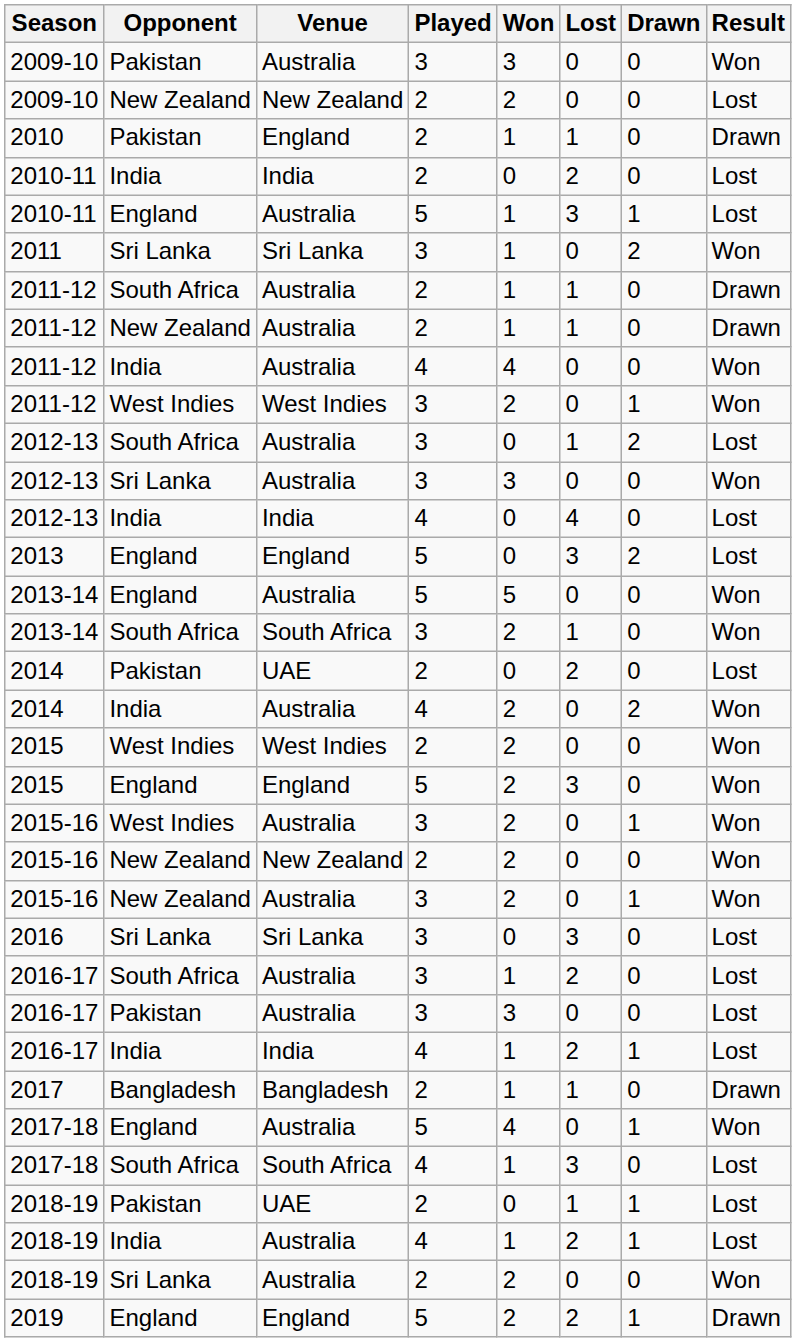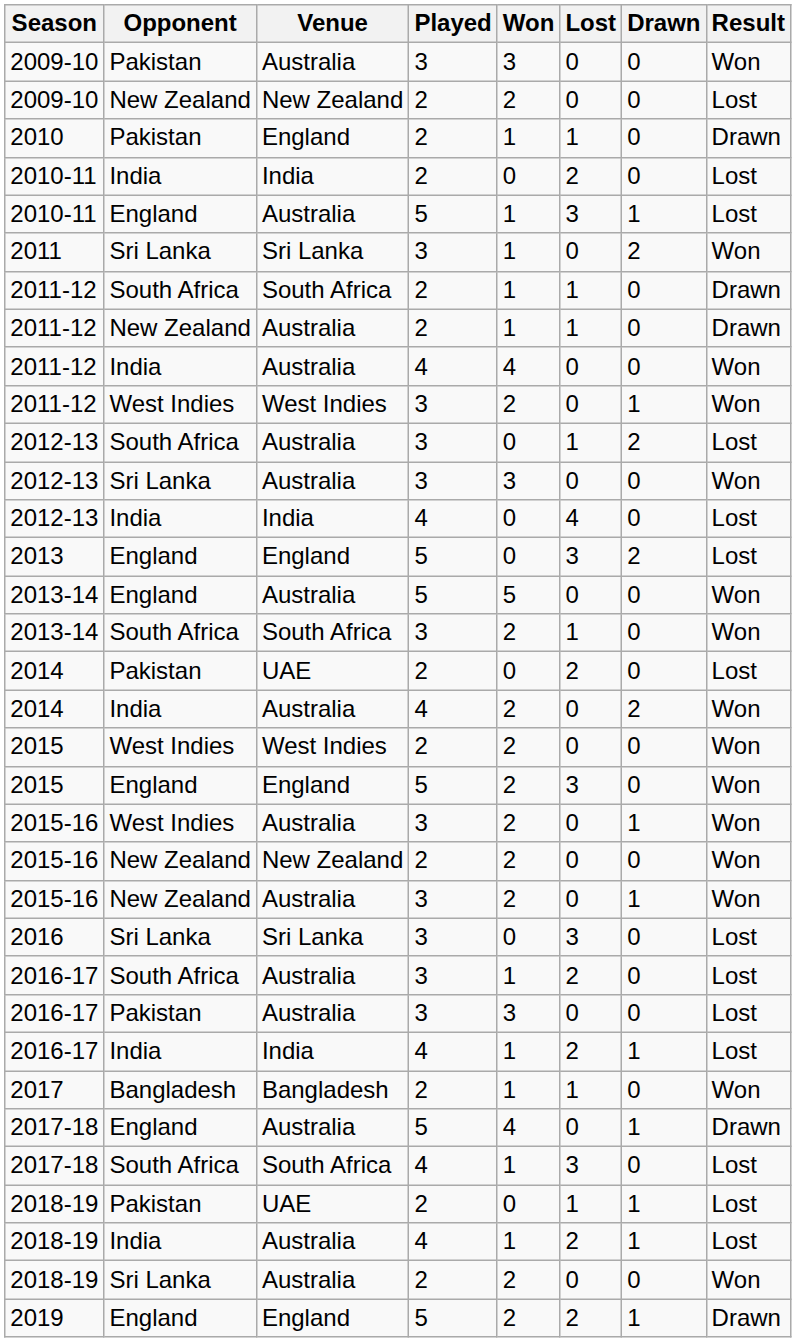(309, 289) Australia -> (327, 289) South Africa
(746, 1089) Drawn -> (736, 1089) Won
(736, 1127) Won -> (746, 1127) Drawn
